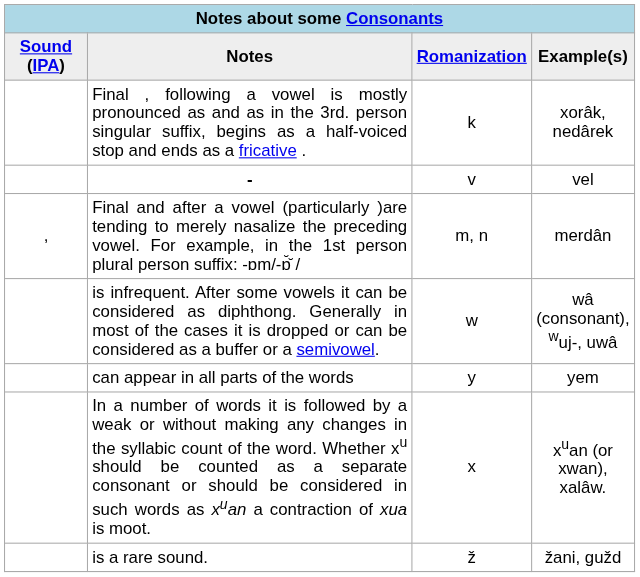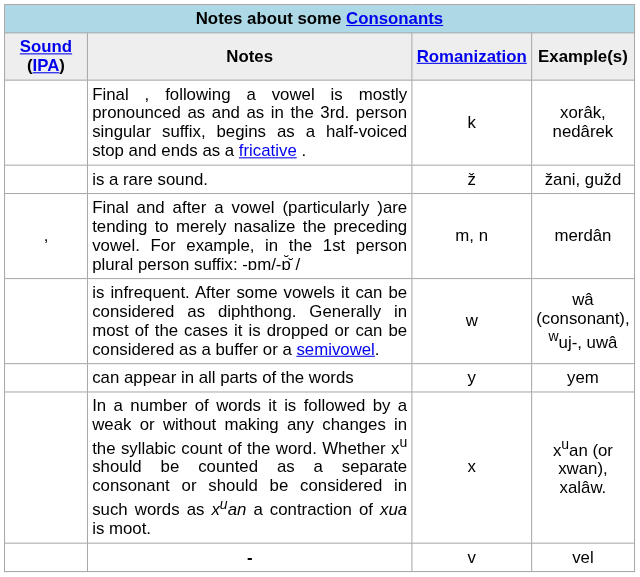rows swapped: (150, 556) <-> (250, 179)
